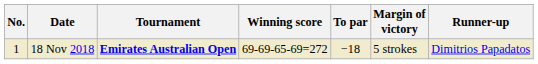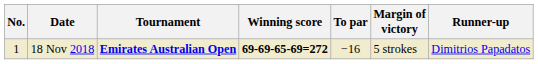(285, 49) normal -> (285, 49) bold
(351, 49) −18 -> (351, 49) −16
